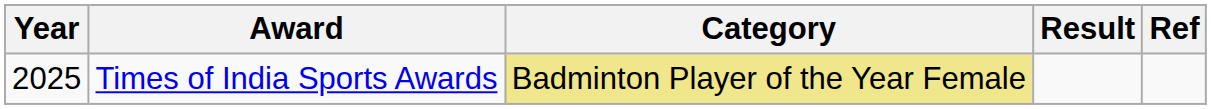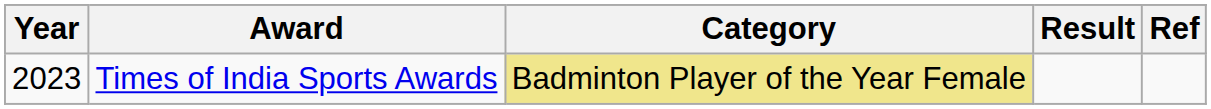(47, 78) 2025 -> (47, 78) 2023
